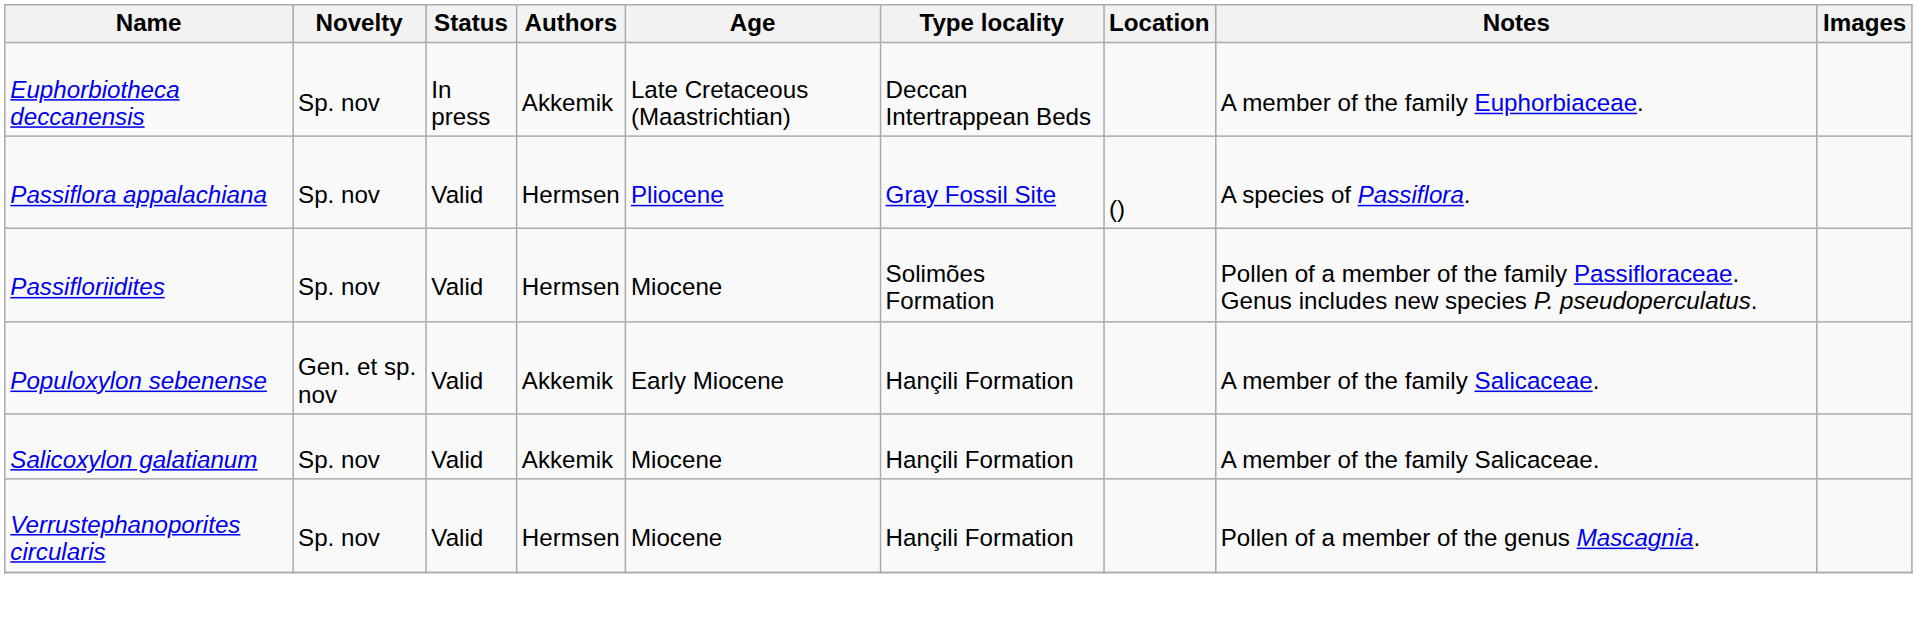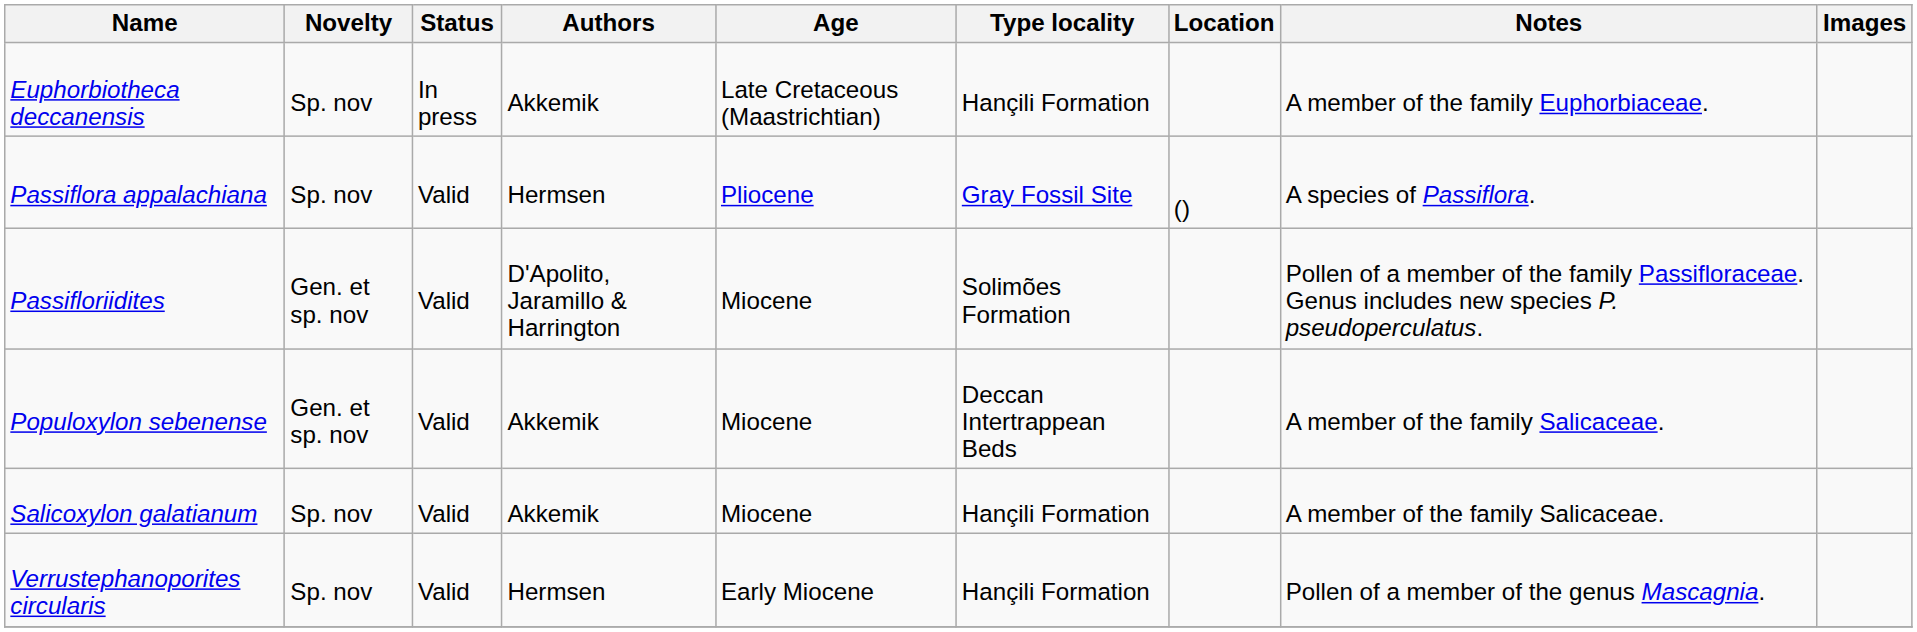(988, 102) Deccan Intertrappean Beds -> (1056, 102) Hançili Formation
(339, 288) Sp. nov -> (330, 301) Gen. et sp. nov
(571, 288) Hermsen -> (567, 301) D'Apolito, Jaramillo & Harrington
(707, 380) Early Miocene -> (767, 421) Miocene
(980, 380) Hançili Formation -> (1034, 421) Deccan Intertrappean Beds
(677, 538) Miocene -> (798, 593) Early Miocene
